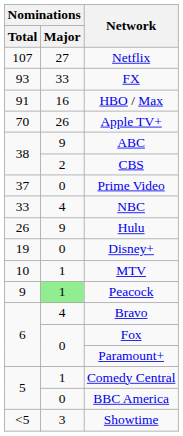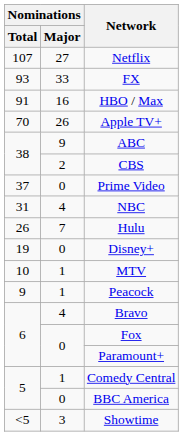(22, 206) 33 -> (22, 206) 31
(62, 228) 9 -> (62, 228) 7
(62, 292) lightgreen background -> (62, 292) no background
